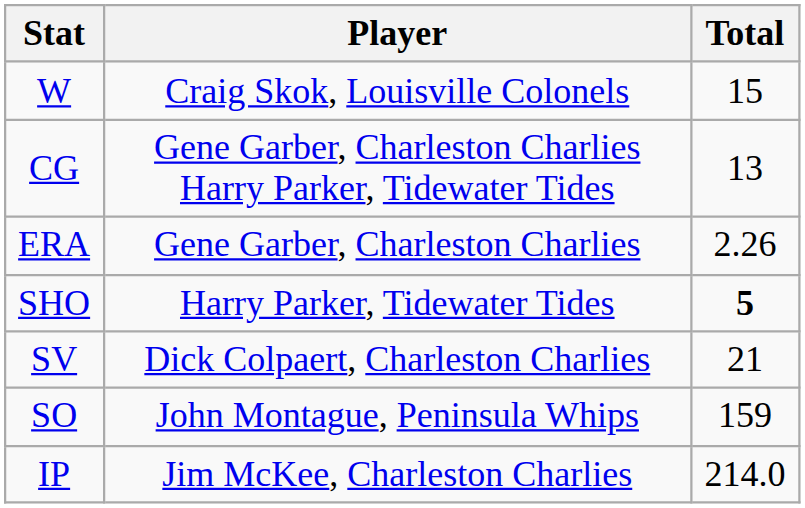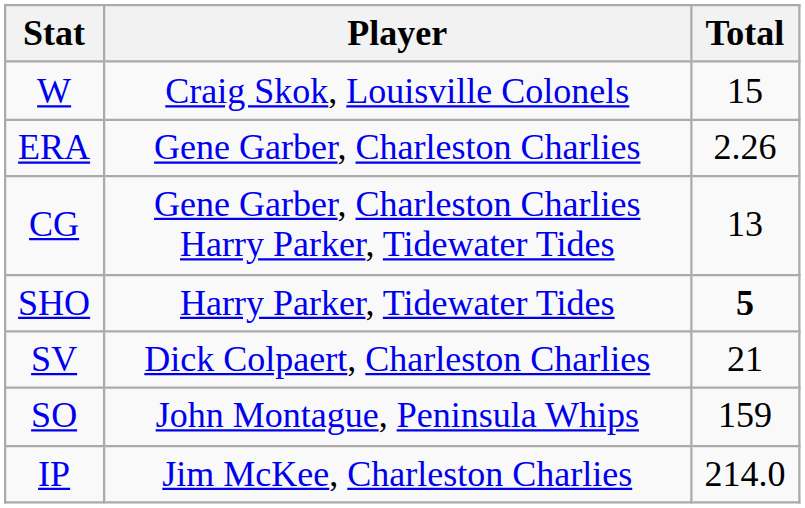rows swapped: (54, 244) <-> (54, 167)
